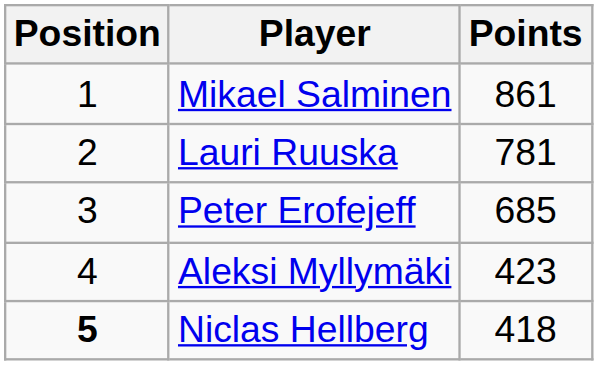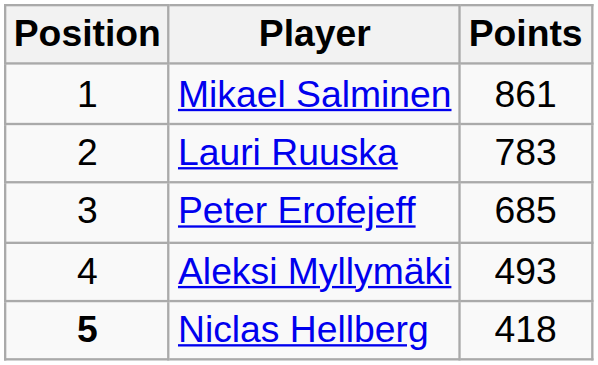(526, 152) 781 -> (526, 152) 783
(526, 270) 423 -> (526, 270) 493
